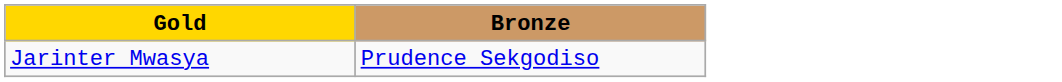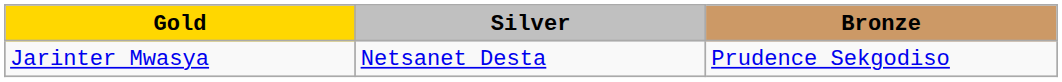+ column: (531, 23)
